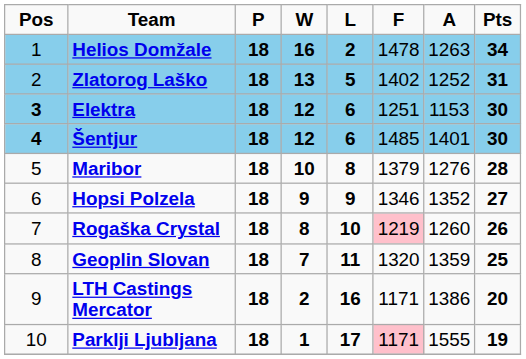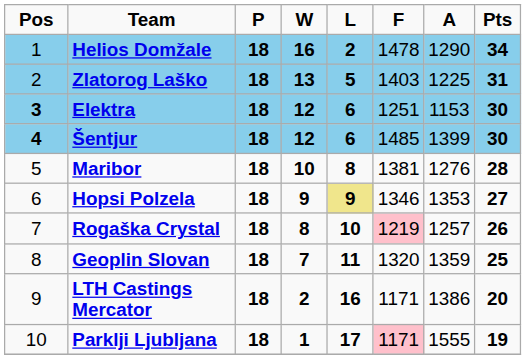(449, 50) 1263 -> (449, 50) 1290
(399, 79) 1402 -> (399, 79) 1403
(449, 79) 1252 -> (449, 79) 1225
(449, 139) 1401 -> (449, 139) 1399
(399, 169) 1379 -> (399, 169) 1381
(350, 199) no background -> (350, 199) khaki background
(449, 199) 1352 -> (449, 199) 1353
(449, 229) 1260 -> (449, 229) 1257
